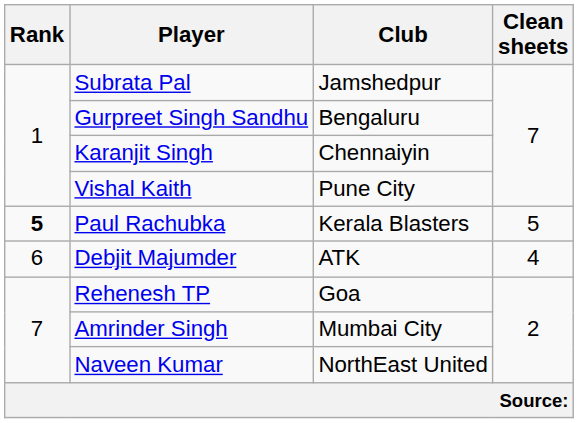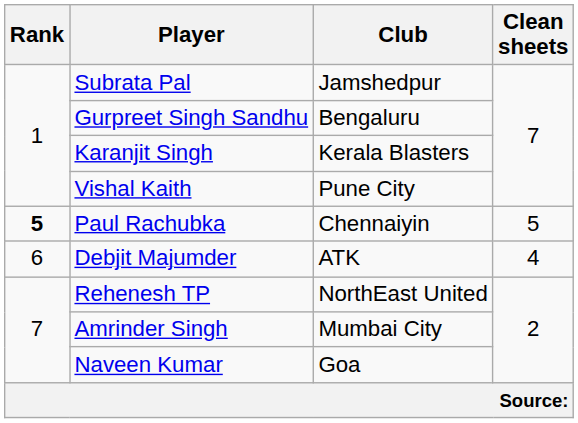(374, 152) Chennaiyin -> (394, 152) Kerala Blasters
(394, 223) Kerala Blasters -> (374, 223) Chennaiyin
(339, 294) Goa -> (403, 294) NorthEast United
(403, 364) NorthEast United -> (339, 364) Goa
